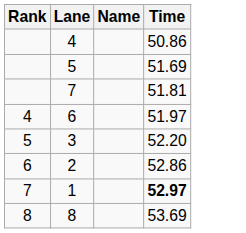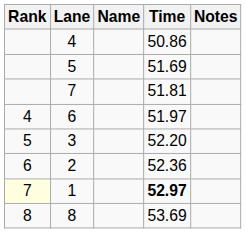+ column: (216, 16)
(167, 166) 52.86 -> (167, 166) 52.36
(27, 191) no background -> (27, 191) lightyellow background
